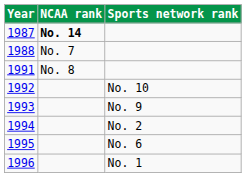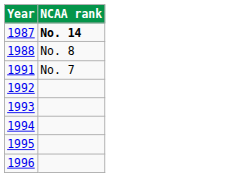- column: (173, 14)
(57, 51) No. 7 -> (57, 51) No. 8
(57, 70) No. 8 -> (57, 70) No. 7
